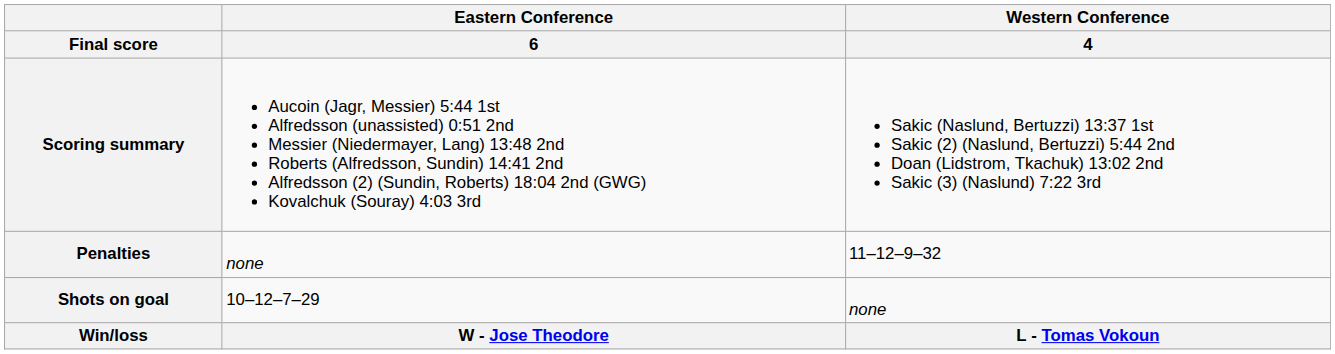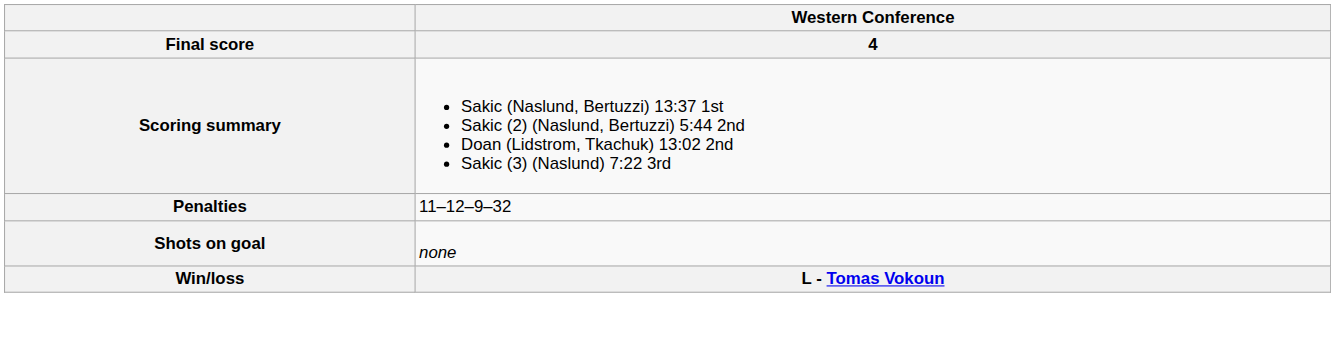- column: (534, 44)
